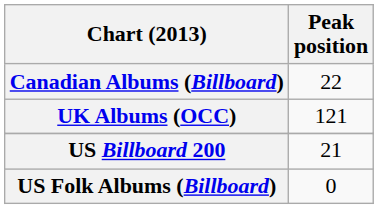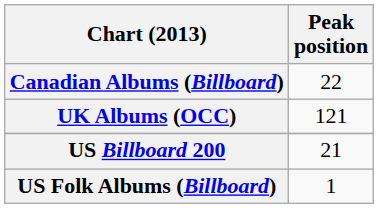(331, 185) 0 -> (331, 185) 1
